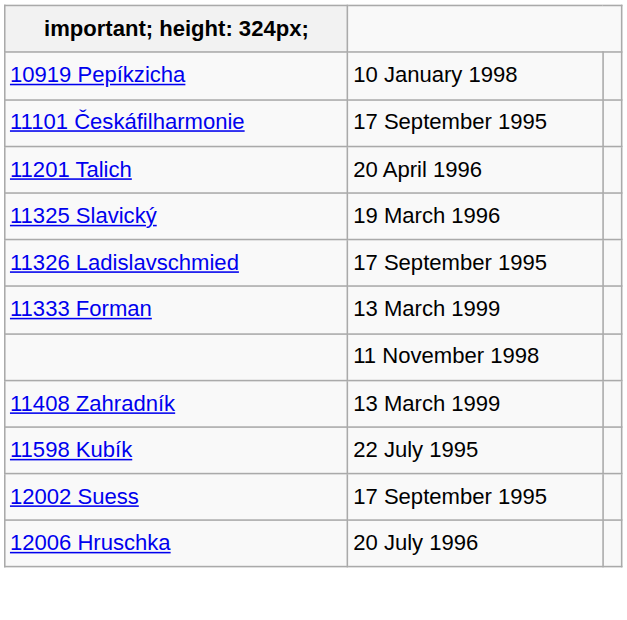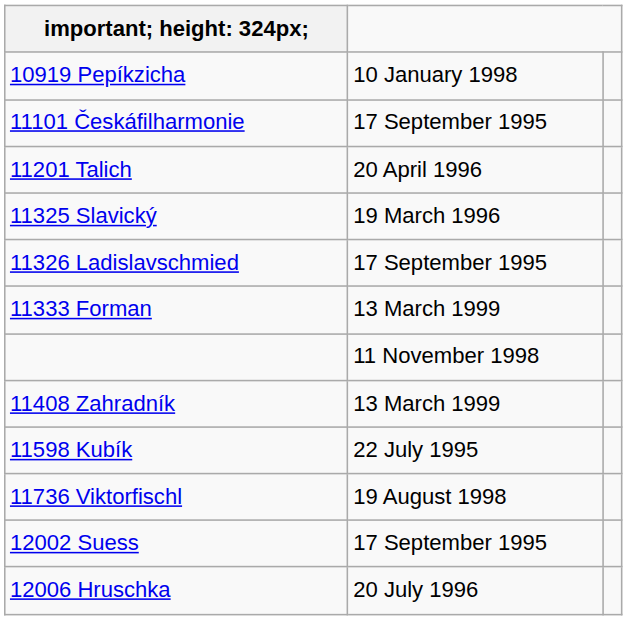+ row: (96, 496)
